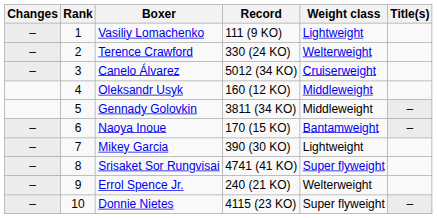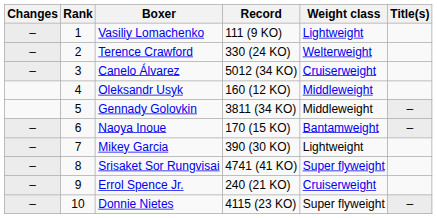(337, 185) Welterweight -> (339, 185) Cruiserweight
